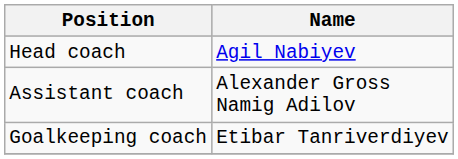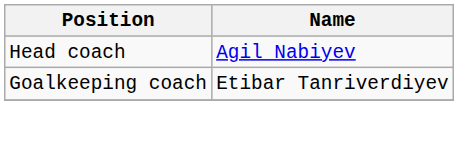- row: (97, 95)
